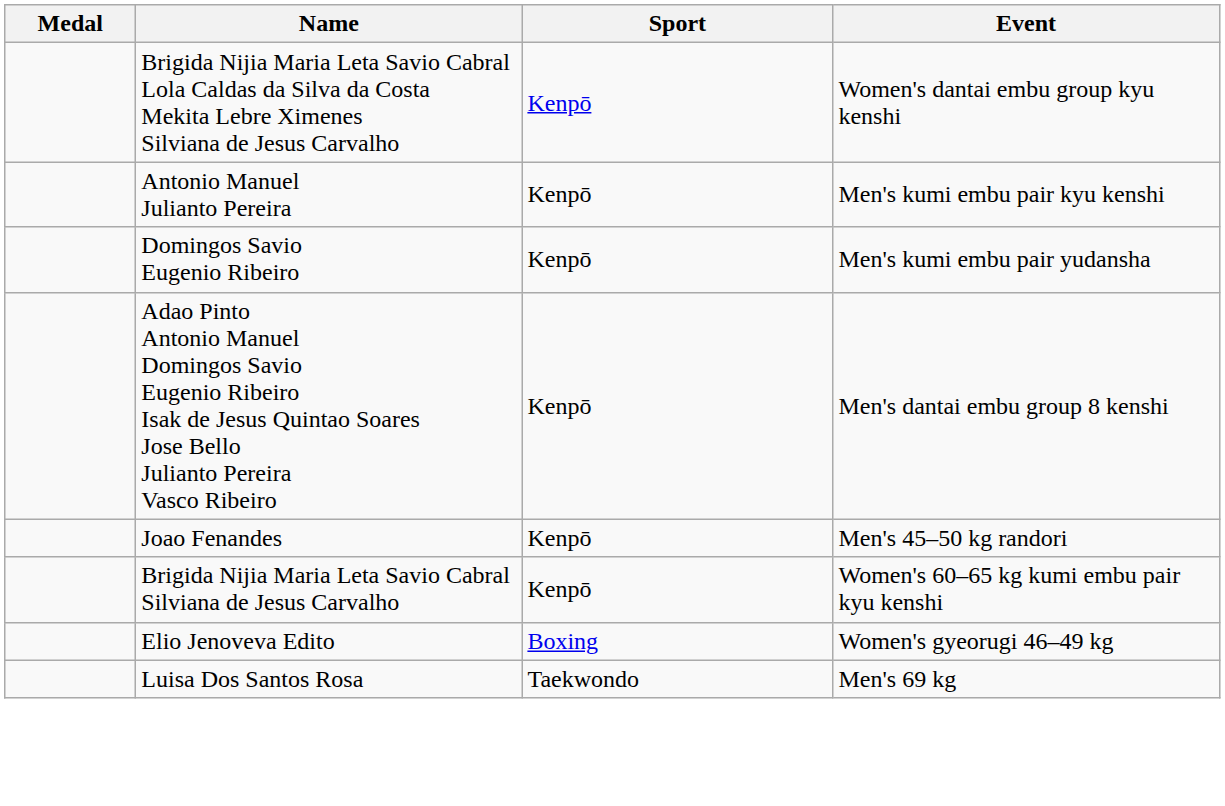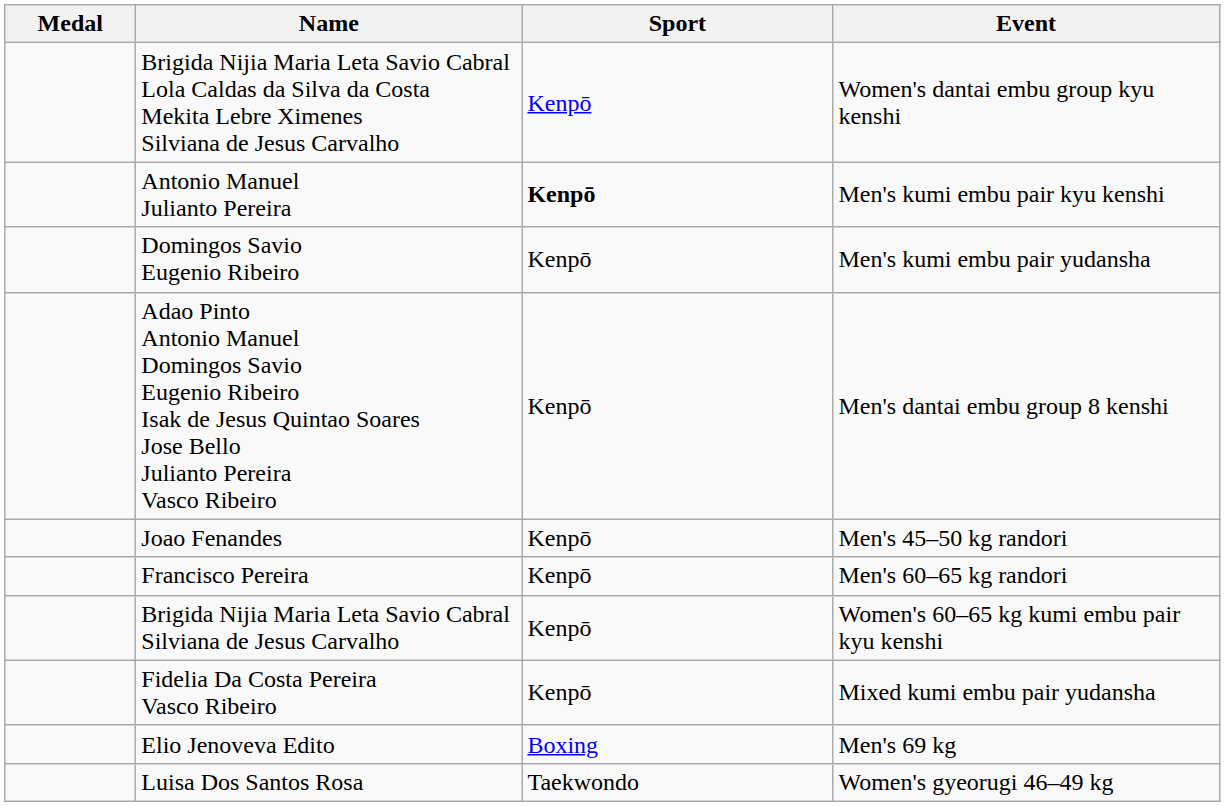(559, 194) normal -> (561, 194) bold
+ row: (225, 575)
+ row: (259, 692)
(976, 640) Women's gyeorugi 46–49 kg -> (897, 744) Men's 69 kg
(897, 679) Men's 69 kg -> (976, 782) Women's gyeorugi 46–49 kg
